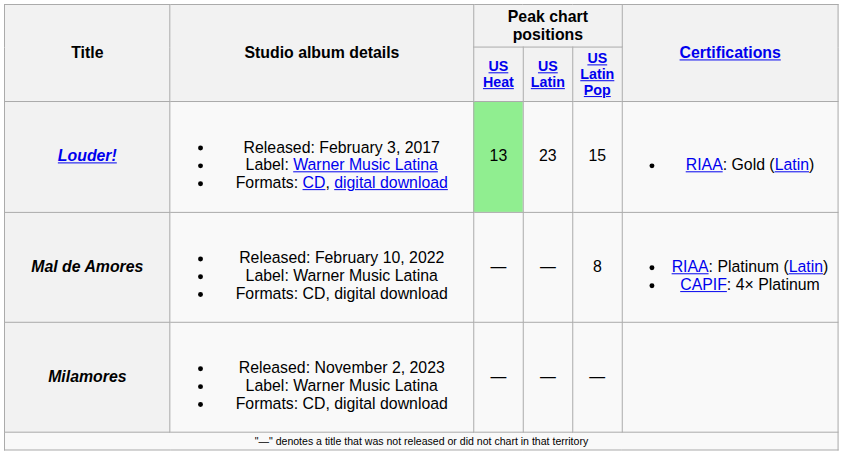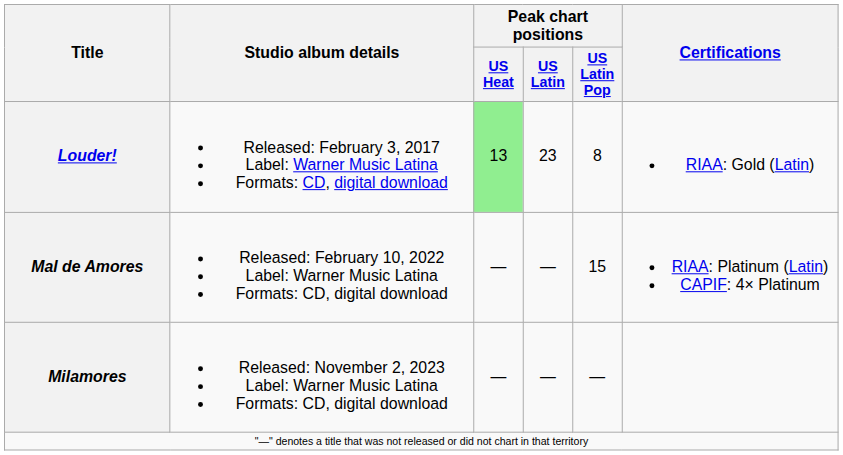(597, 156) 15 -> (597, 156) 8
(597, 267) 8 -> (597, 267) 15
